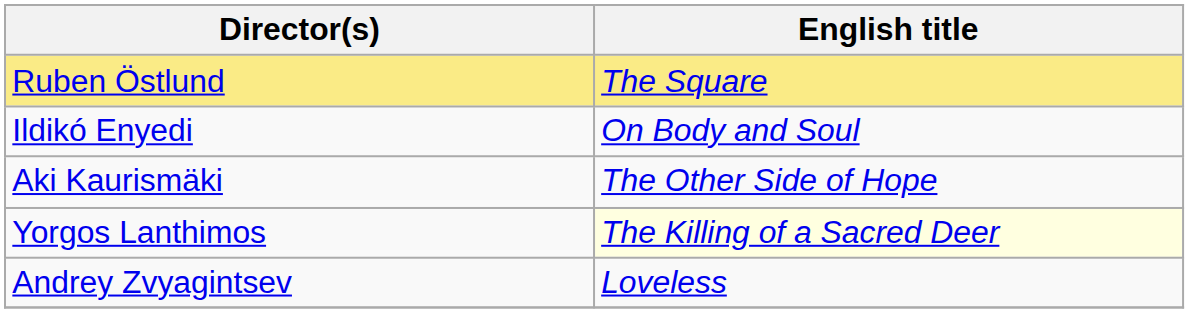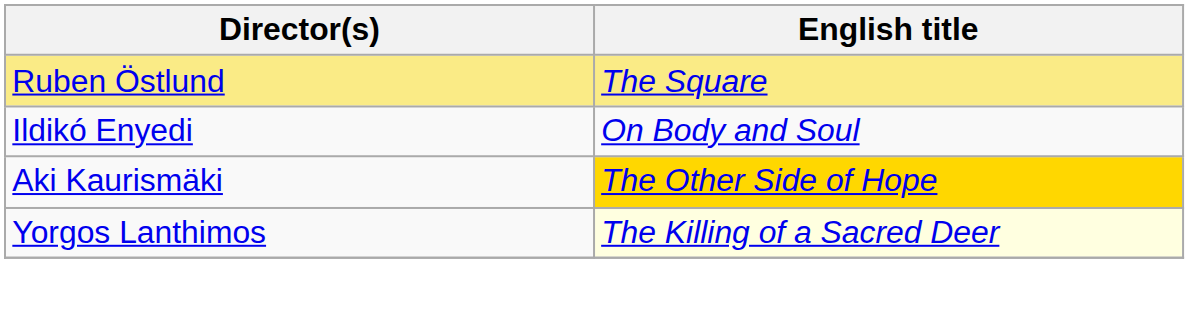(769, 181) no background -> (769, 181) gold background
- row: (152, 282)
